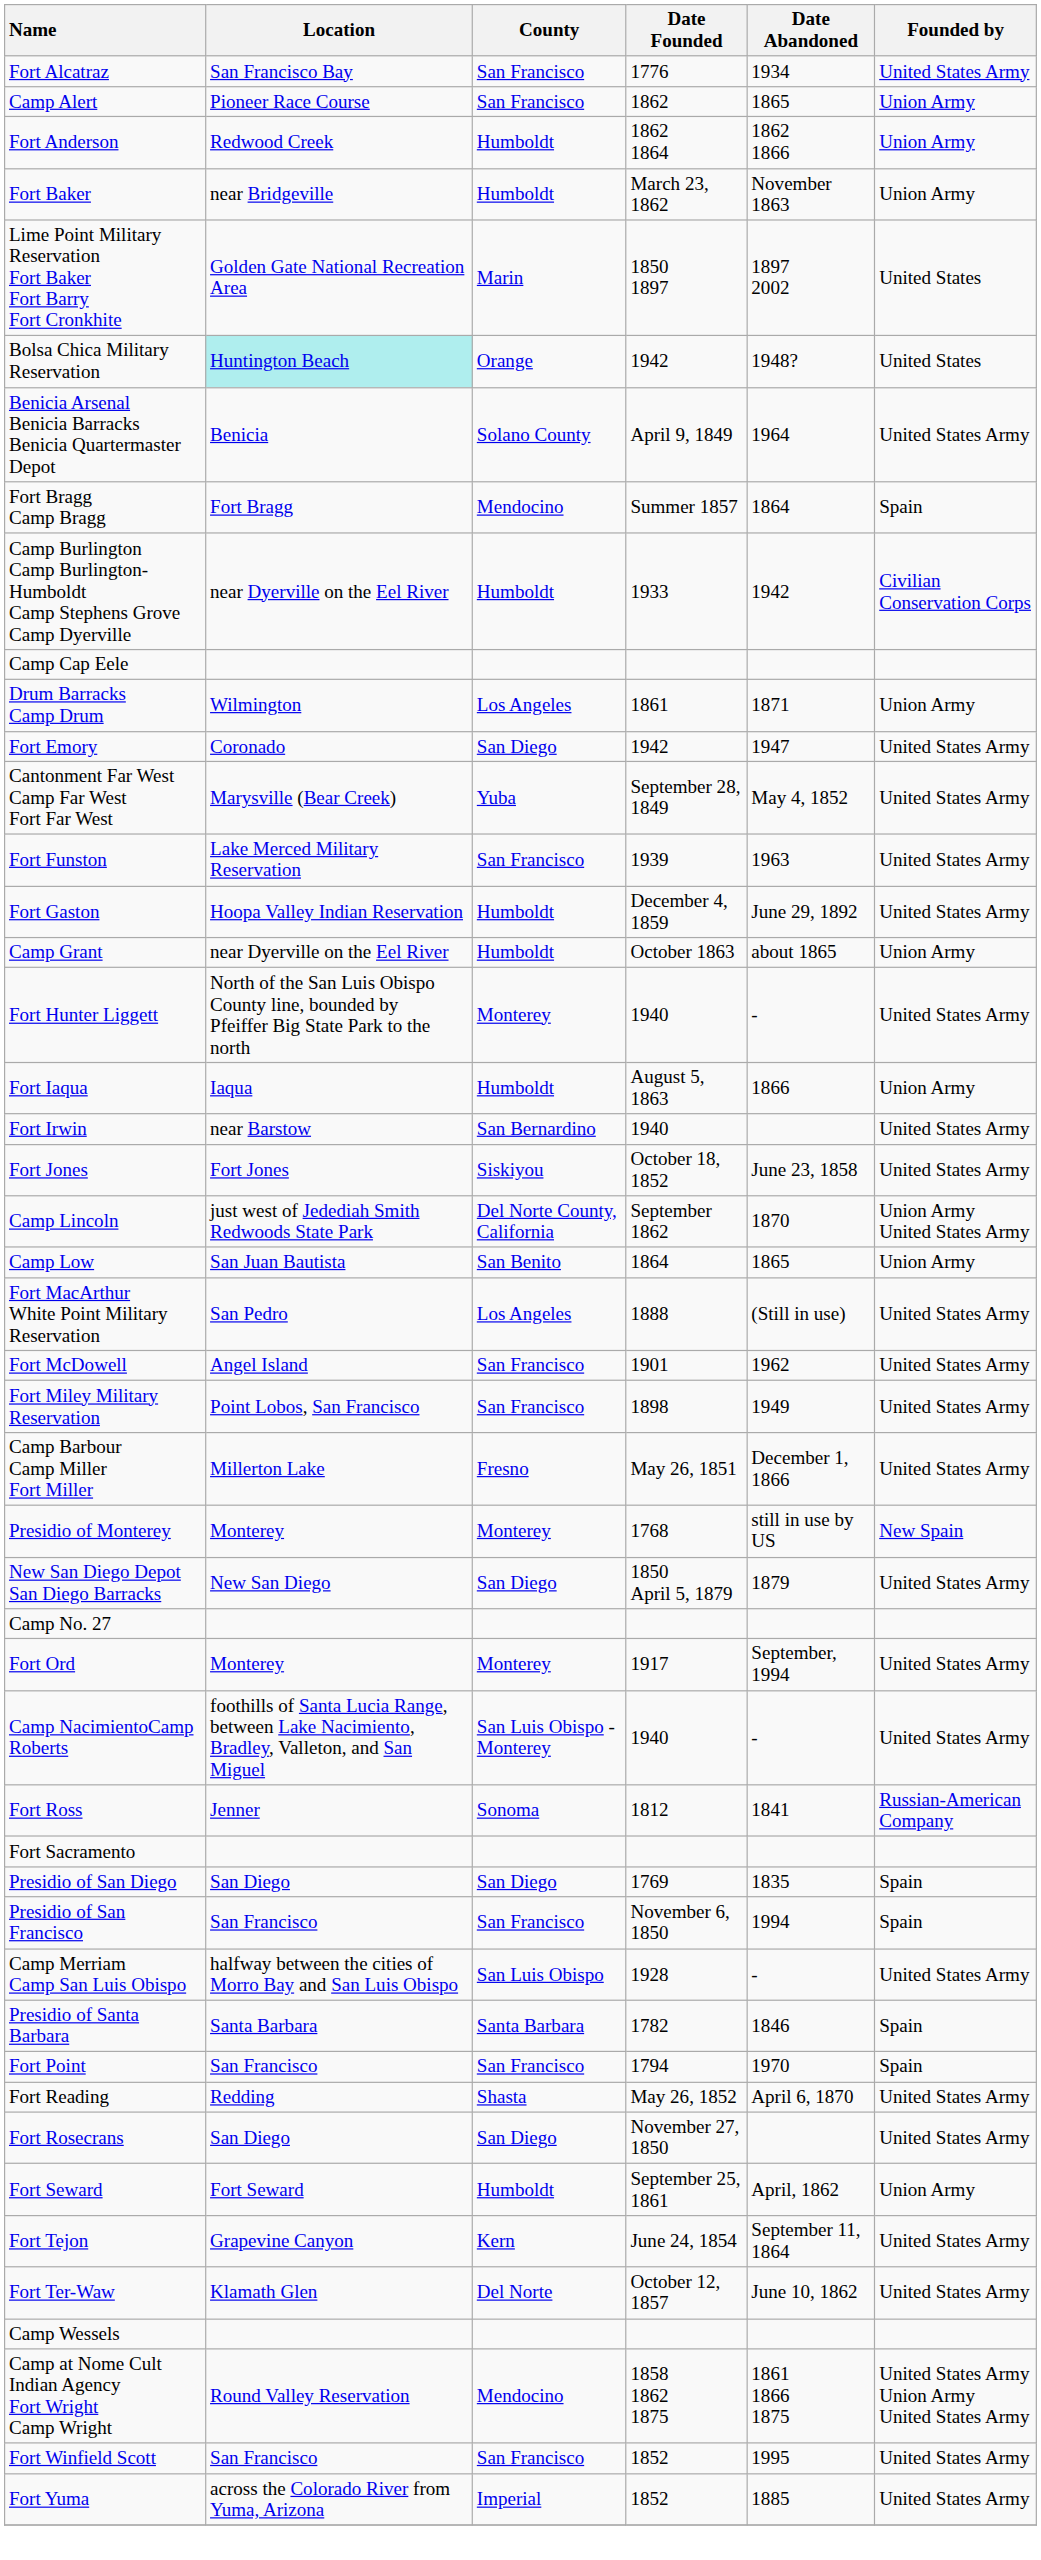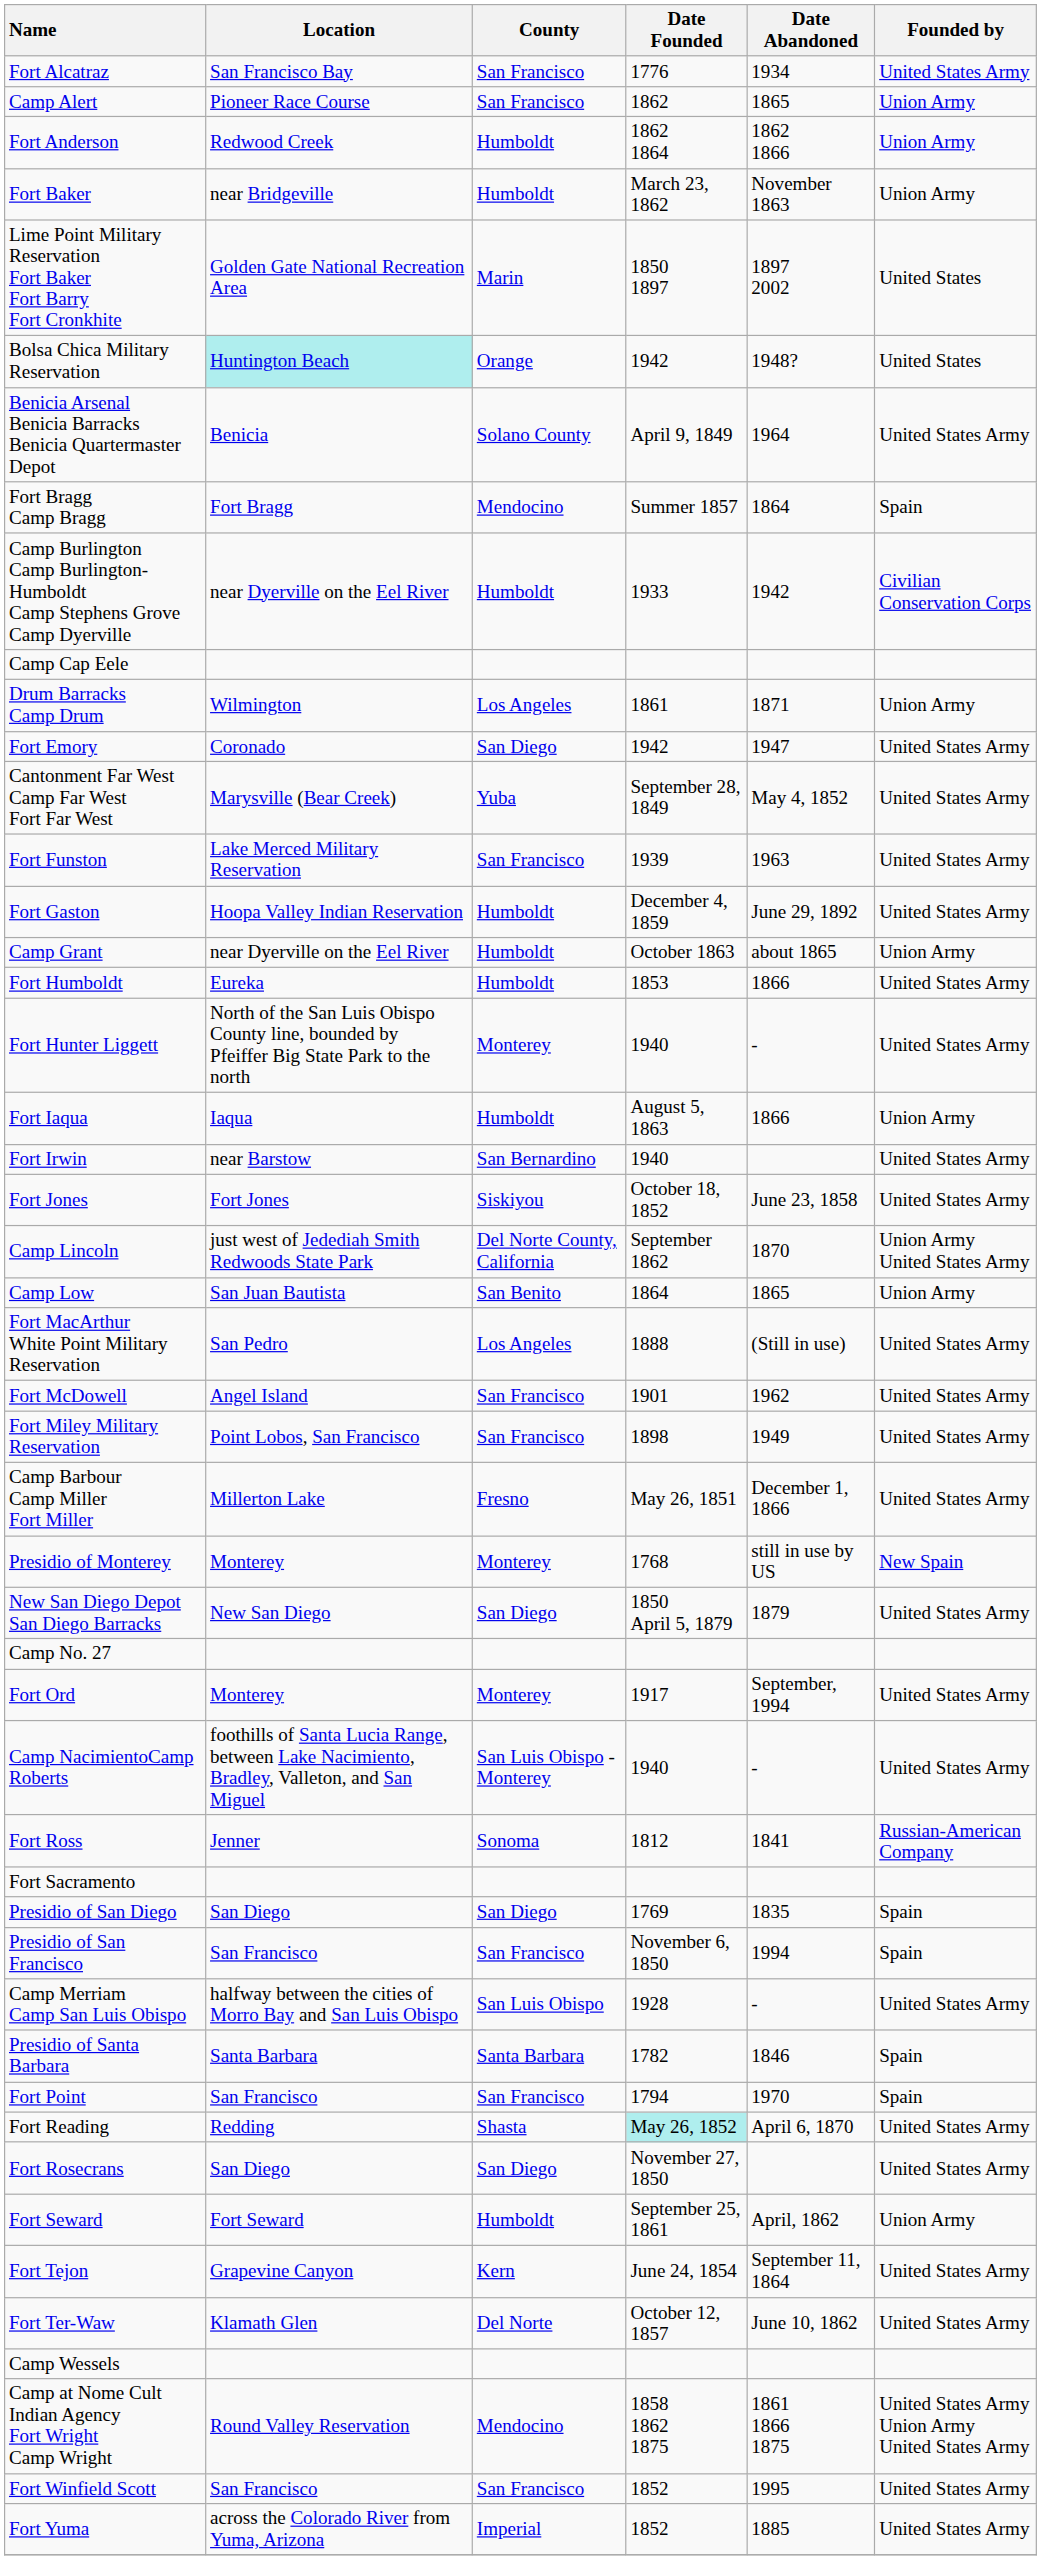+ row: (66, 982)
(684, 2096) no background -> (684, 2127) paleturquoise background
